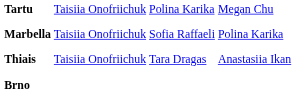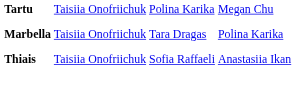(182, 34) Sofia Raffaeli -> (178, 34) Tara Dragas
(178, 59) Tara Dragas -> (182, 59) Sofia Raffaeli
- row: (17, 84)
